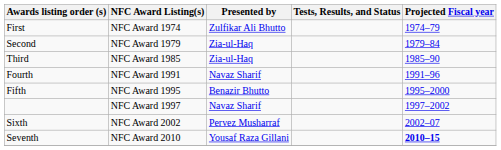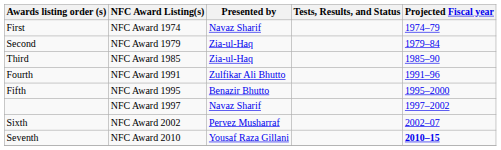(247, 28) Zulfikar Ali Bhutto -> (235, 28) Navaz Sharif
(235, 75) Navaz Sharif -> (247, 75) Zulfikar Ali Bhutto
